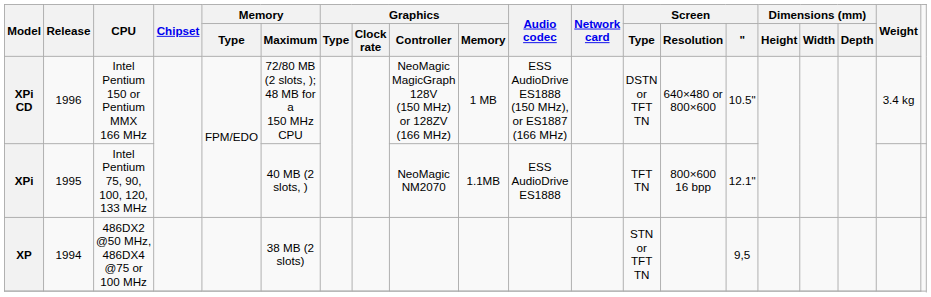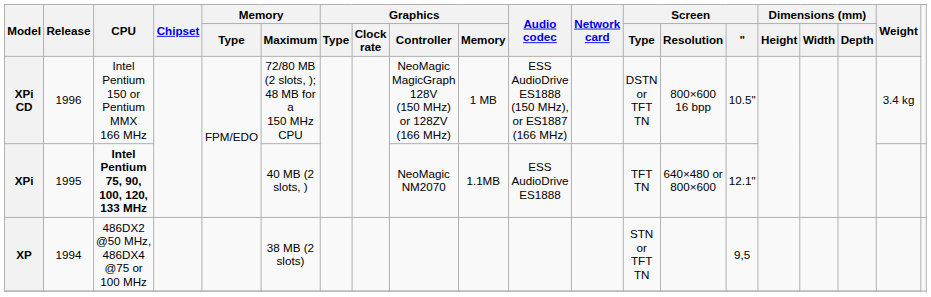(693, 100) 640×480 or 800×600 -> (693, 100) 800×600 16 bpp
(124, 181) normal -> (124, 181) bold
(693, 181) 800×600 16 bpp -> (693, 181) 640×480 or 800×600
